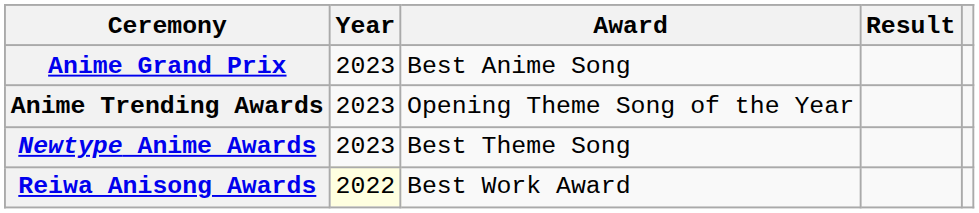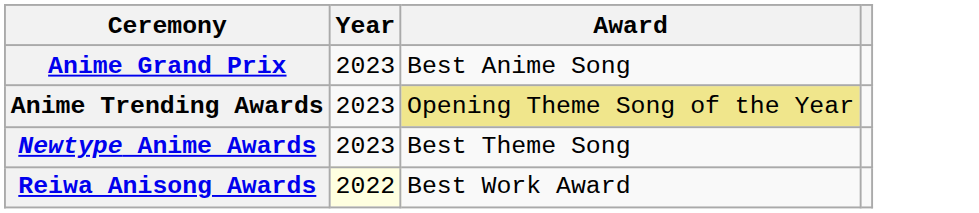- column: (911, 25)
(631, 106) no background -> (631, 106) khaki background
